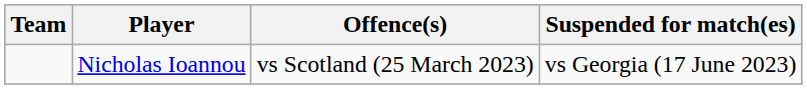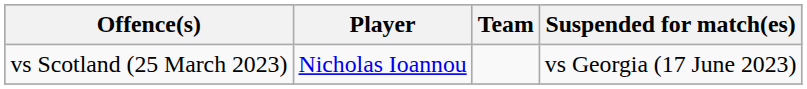columns swapped: (38, 24) <-> (395, 24)
